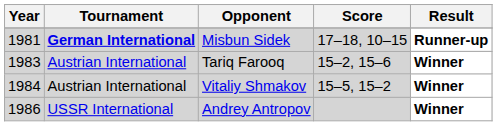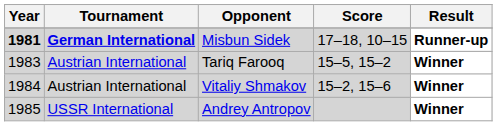(24, 40) normal -> (24, 40) bold
(354, 63) 15–2, 15–6 -> (354, 63) 15–5, 15–2
(354, 86) 15–5, 15–2 -> (354, 86) 15–2, 15–6
(24, 109) 1986 -> (24, 109) 1985
